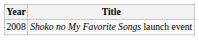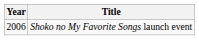(16, 27) 2008 -> (16, 27) 2006
